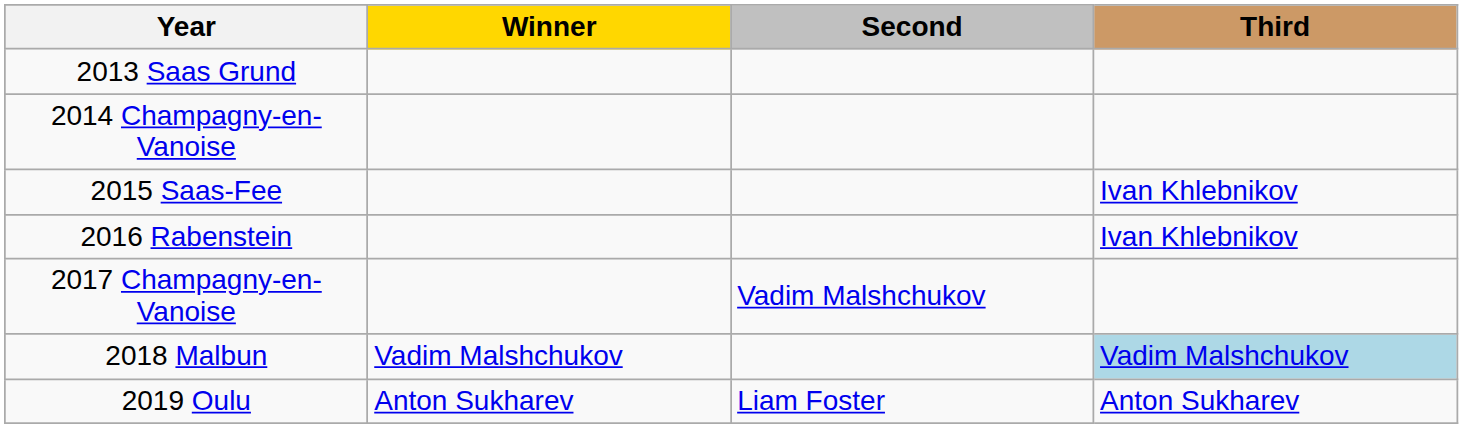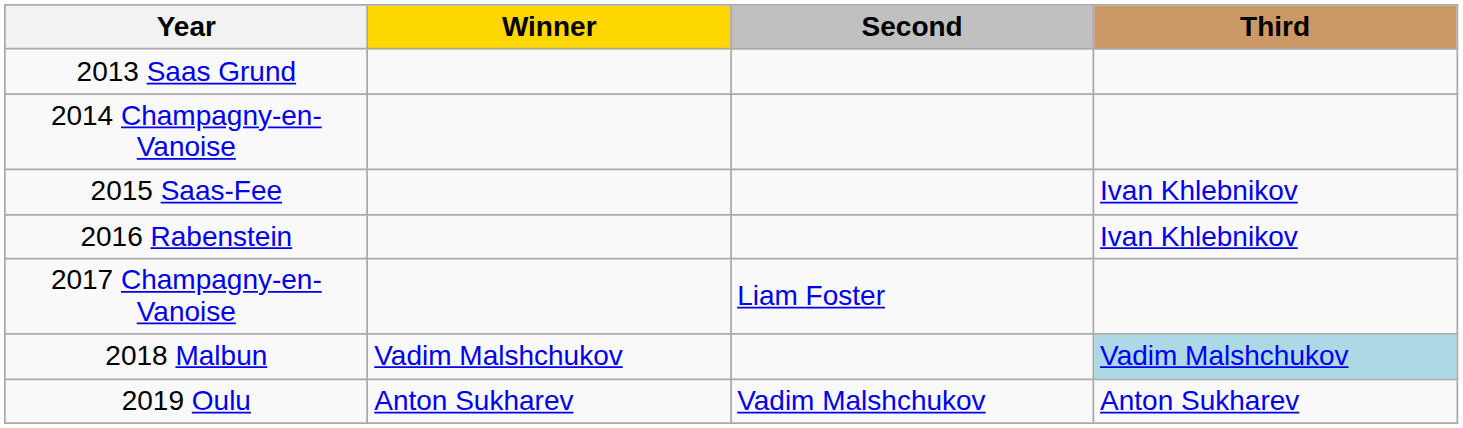(861, 295) Vadim Malshchukov -> (811, 295) Liam Foster
(811, 400) Liam Foster -> (861, 400) Vadim Malshchukov
